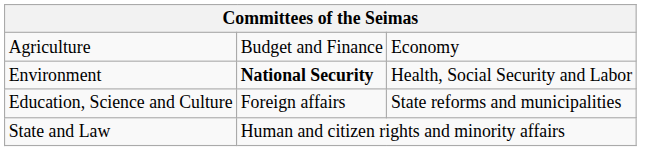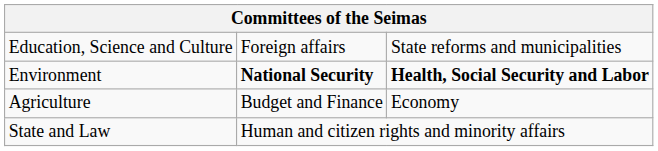rows swapped: (50, 46) <-> (121, 103)
(512, 74) normal -> (520, 74) bold
